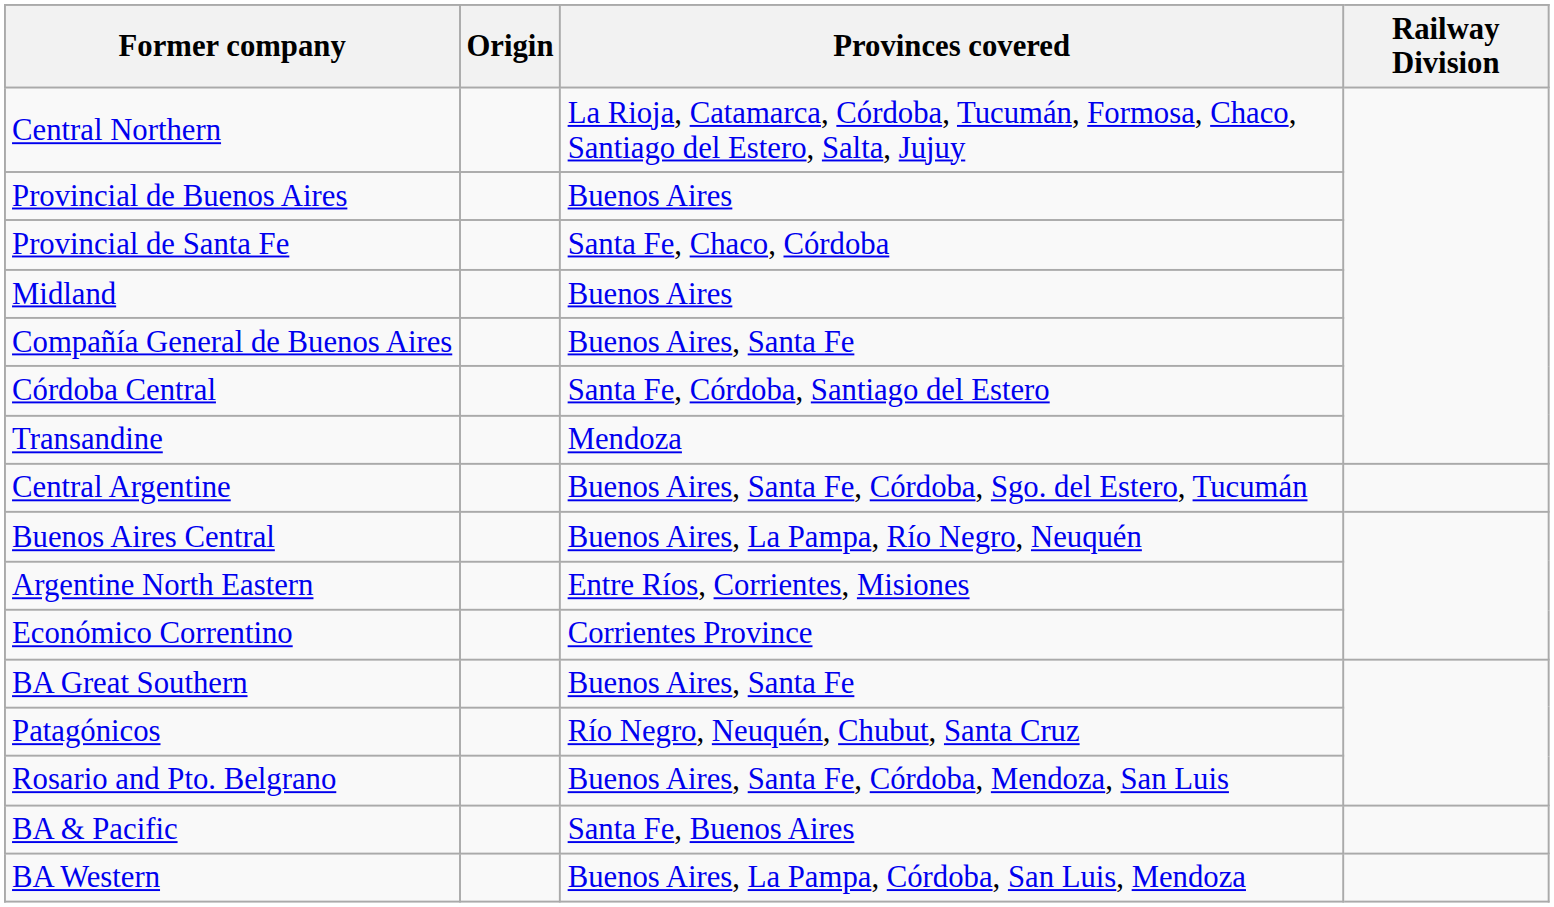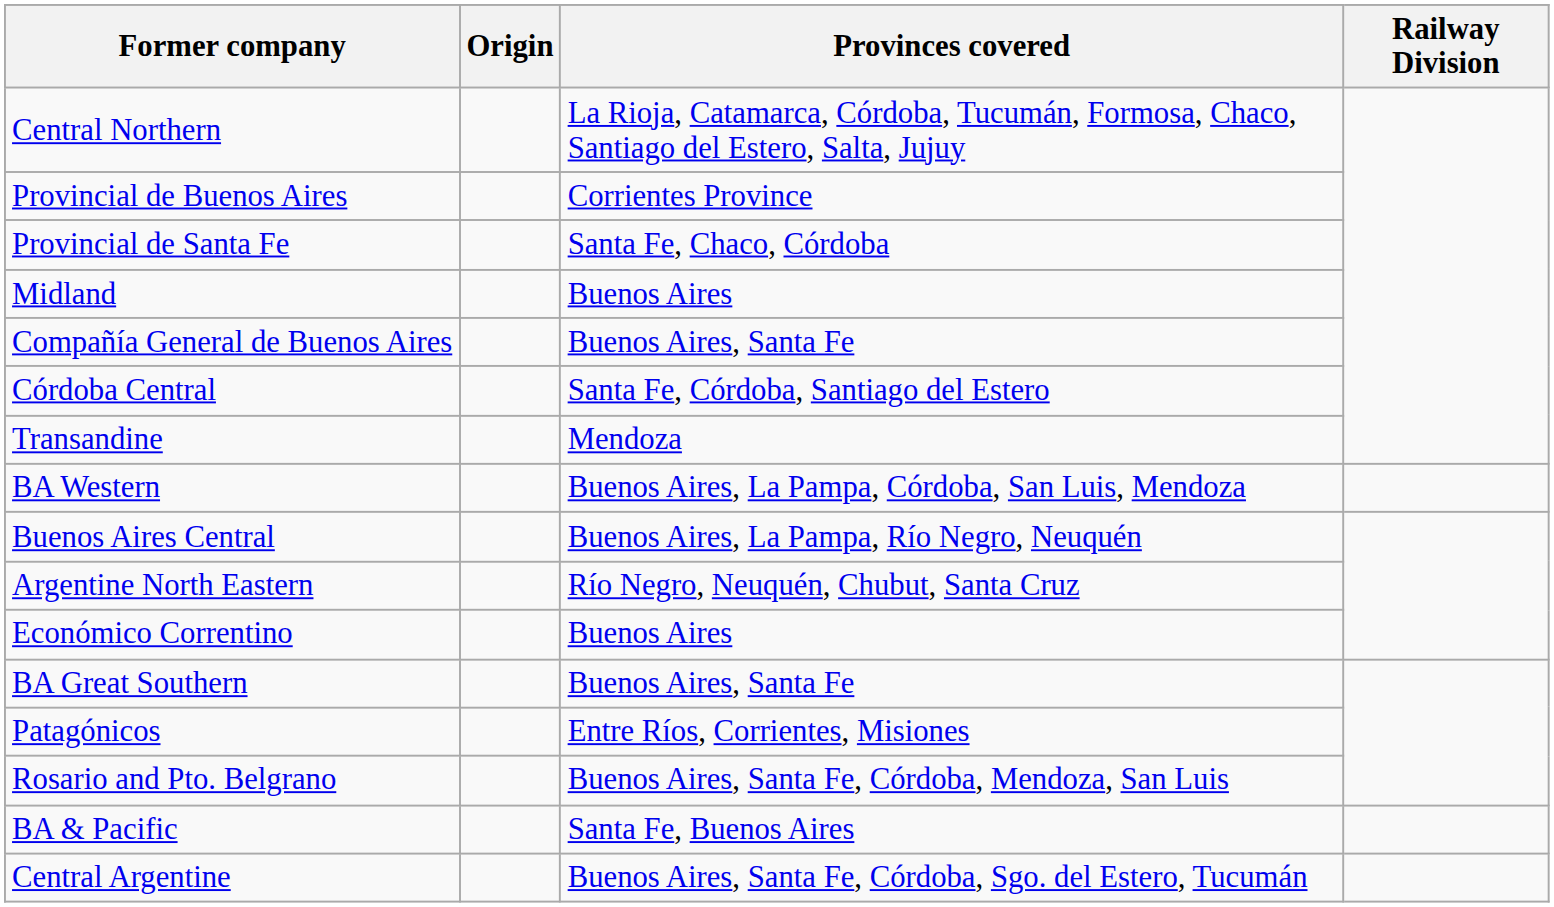(650, 195) Buenos Aires -> (690, 195) Corrientes Province
rows swapped: (121, 487) <-> (86, 877)
(769, 585) Entre Ríos, Corrientes, Misiones -> (824, 585) Río Negro, Neuquén, Chubut, Santa Cruz
(690, 633) Corrientes Province -> (650, 633) Buenos Aires
(824, 731) Río Negro, Neuquén, Chubut, Santa Cruz -> (769, 731) Entre Ríos, Corrientes, Misiones
